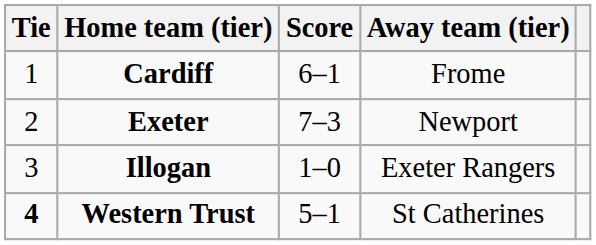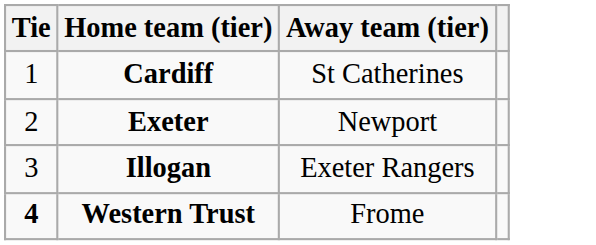- column: (320, 27)
(468, 74) Frome -> (387, 74) St Catherines
(468, 215) St Catherines -> (387, 215) Frome
